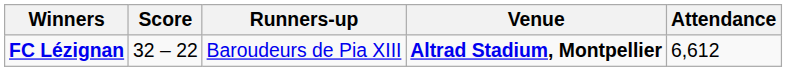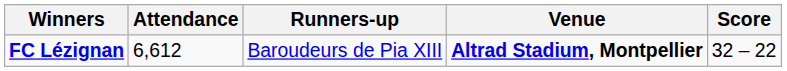columns swapped: (165, 19) <-> (724, 19)
